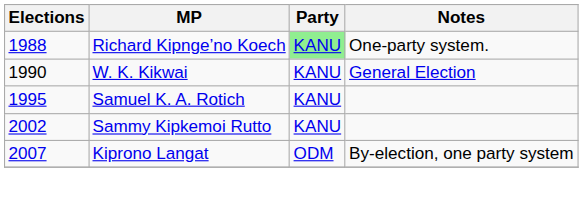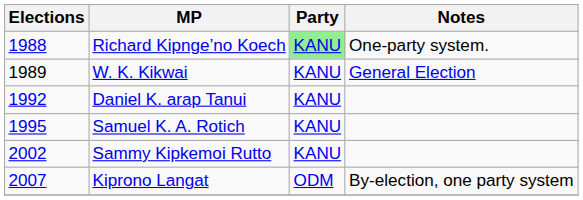(28, 72) 1990 -> (28, 72) 1989
+ row: (169, 99)
